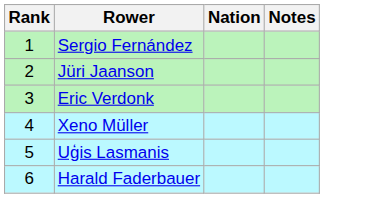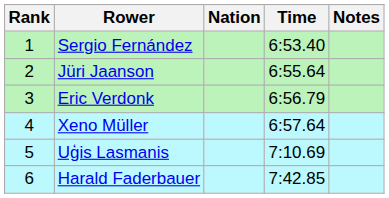+ column: (297, 17)
